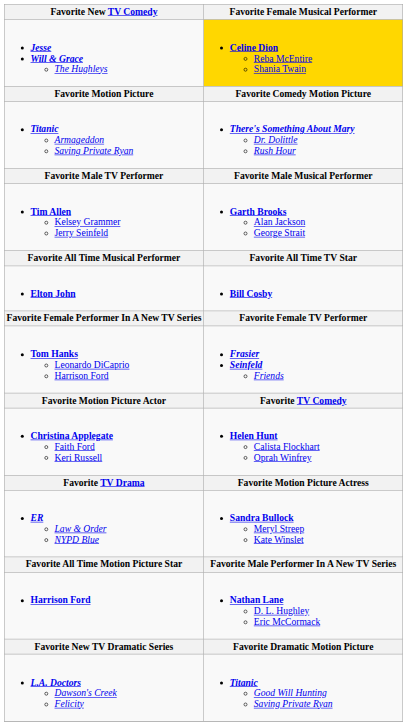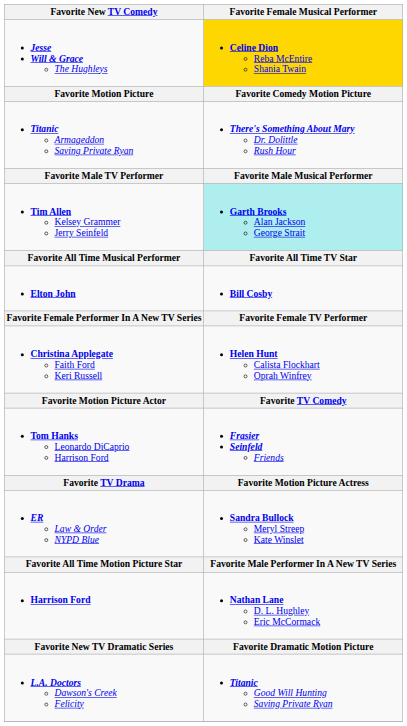(303, 222) no background -> (303, 222) paleturquoise background
rows swapped: (104, 447) <-> (104, 365)
